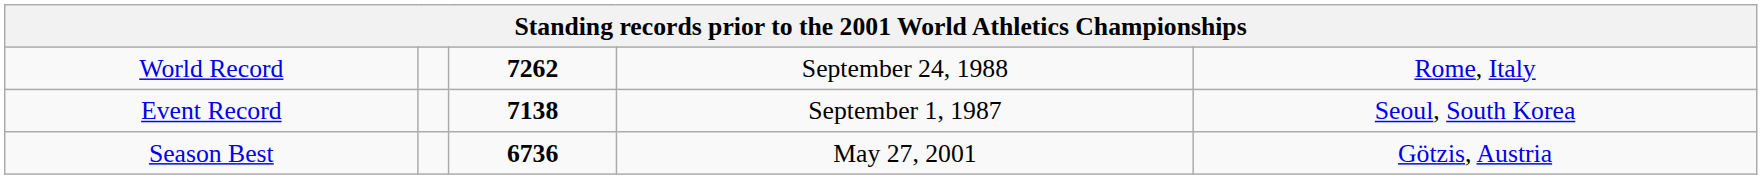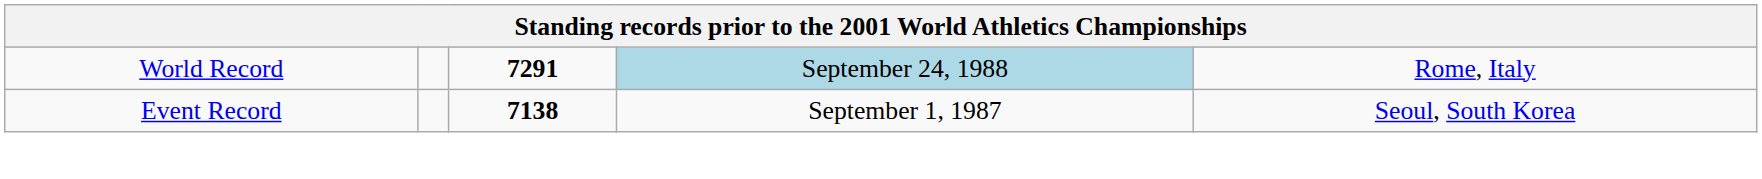(533, 67) 7262 -> (533, 67) 7291
(905, 67) no background -> (905, 67) lightblue background
- row: (211, 152)
